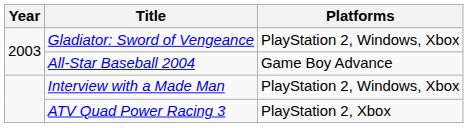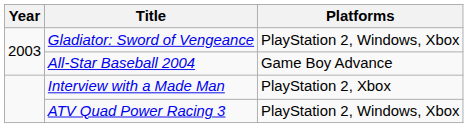(360, 87) PlayStation 2, Windows, Xbox -> (326, 87) PlayStation 2, Xbox
(326, 110) PlayStation 2, Xbox -> (360, 110) PlayStation 2, Windows, Xbox
